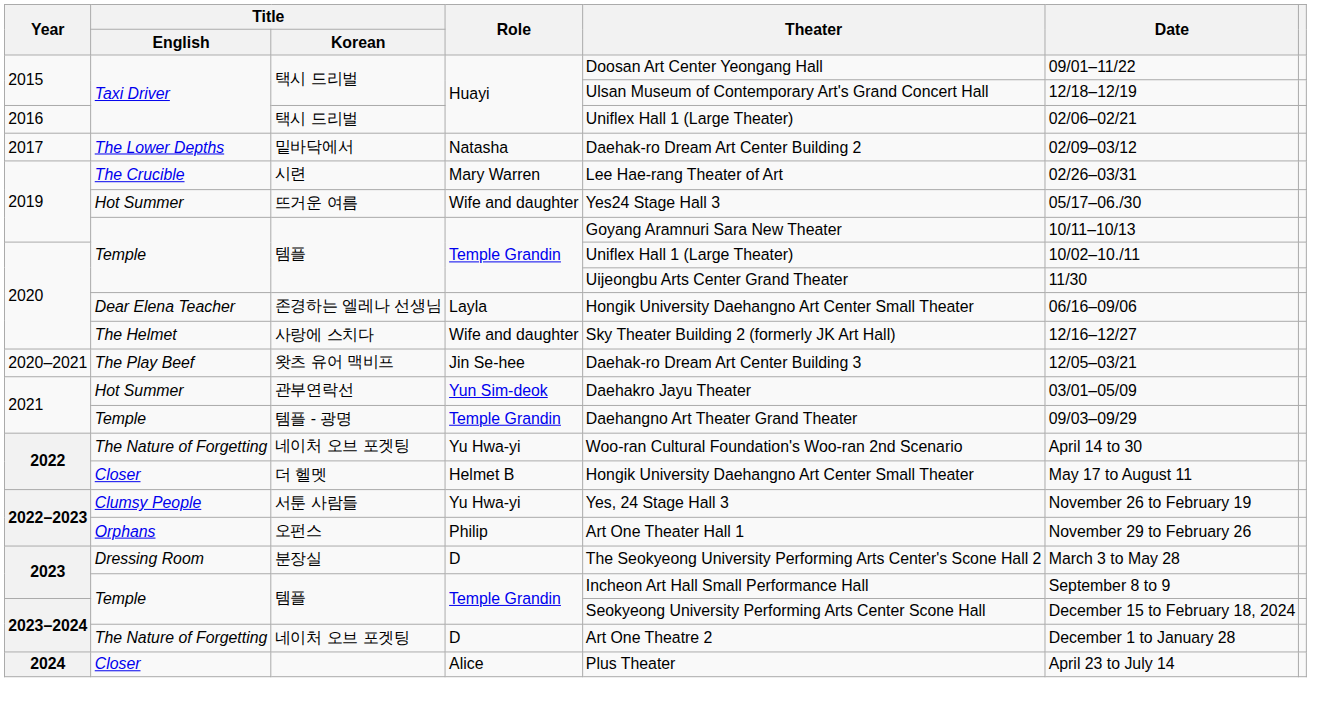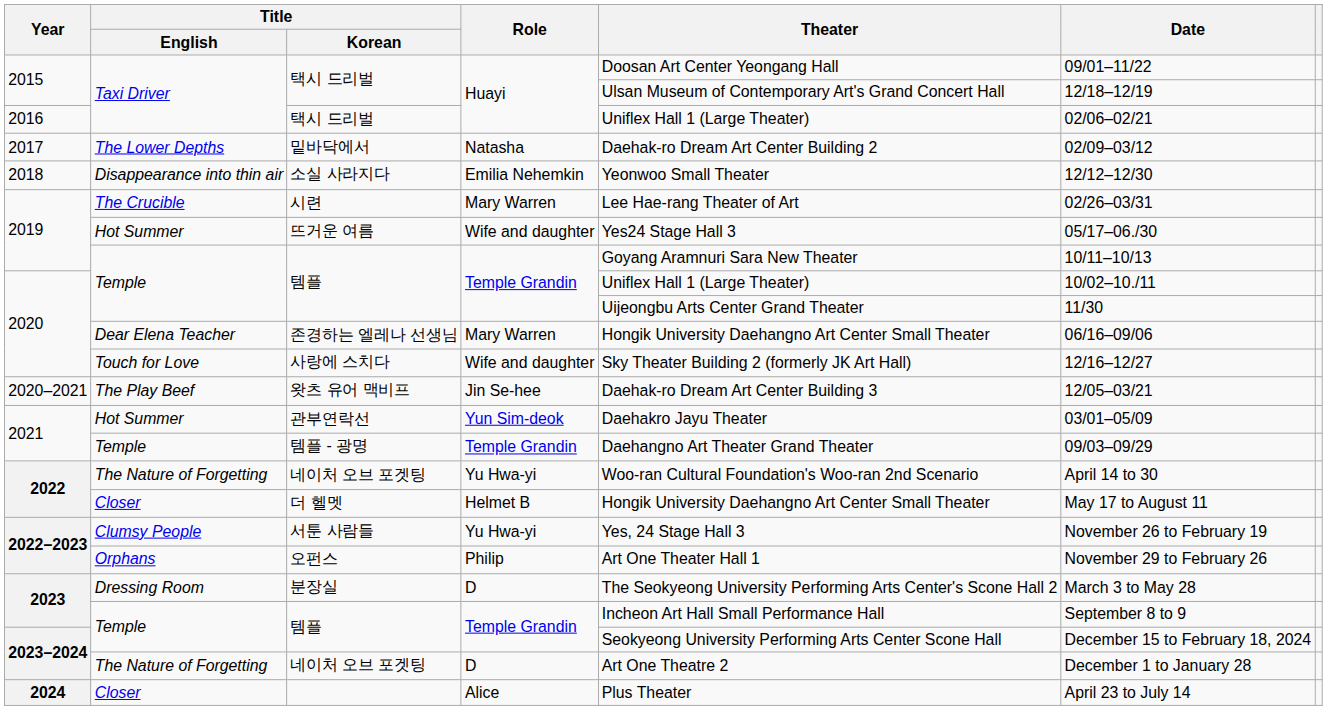+ row: (26, 175)
(468, 306) Layla -> (510, 334) Mary Warren
(136, 334) The Helmet -> (147, 362) Touch for Love
